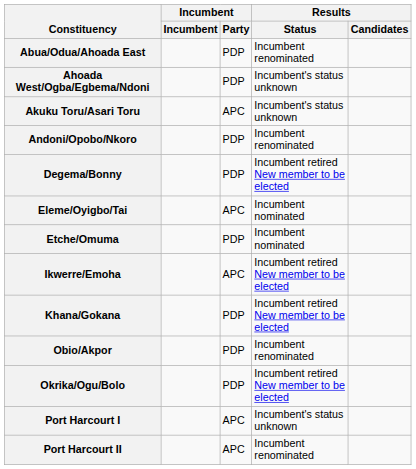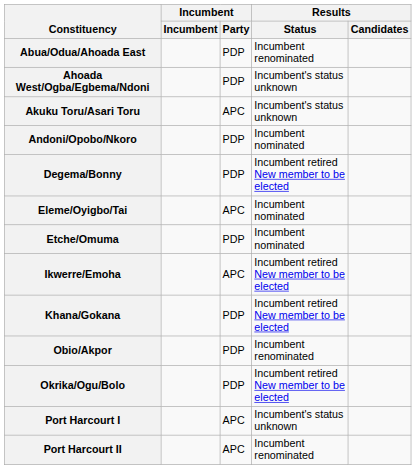(284, 140) Incumbent renominated -> (279, 140) Incumbent nominated
